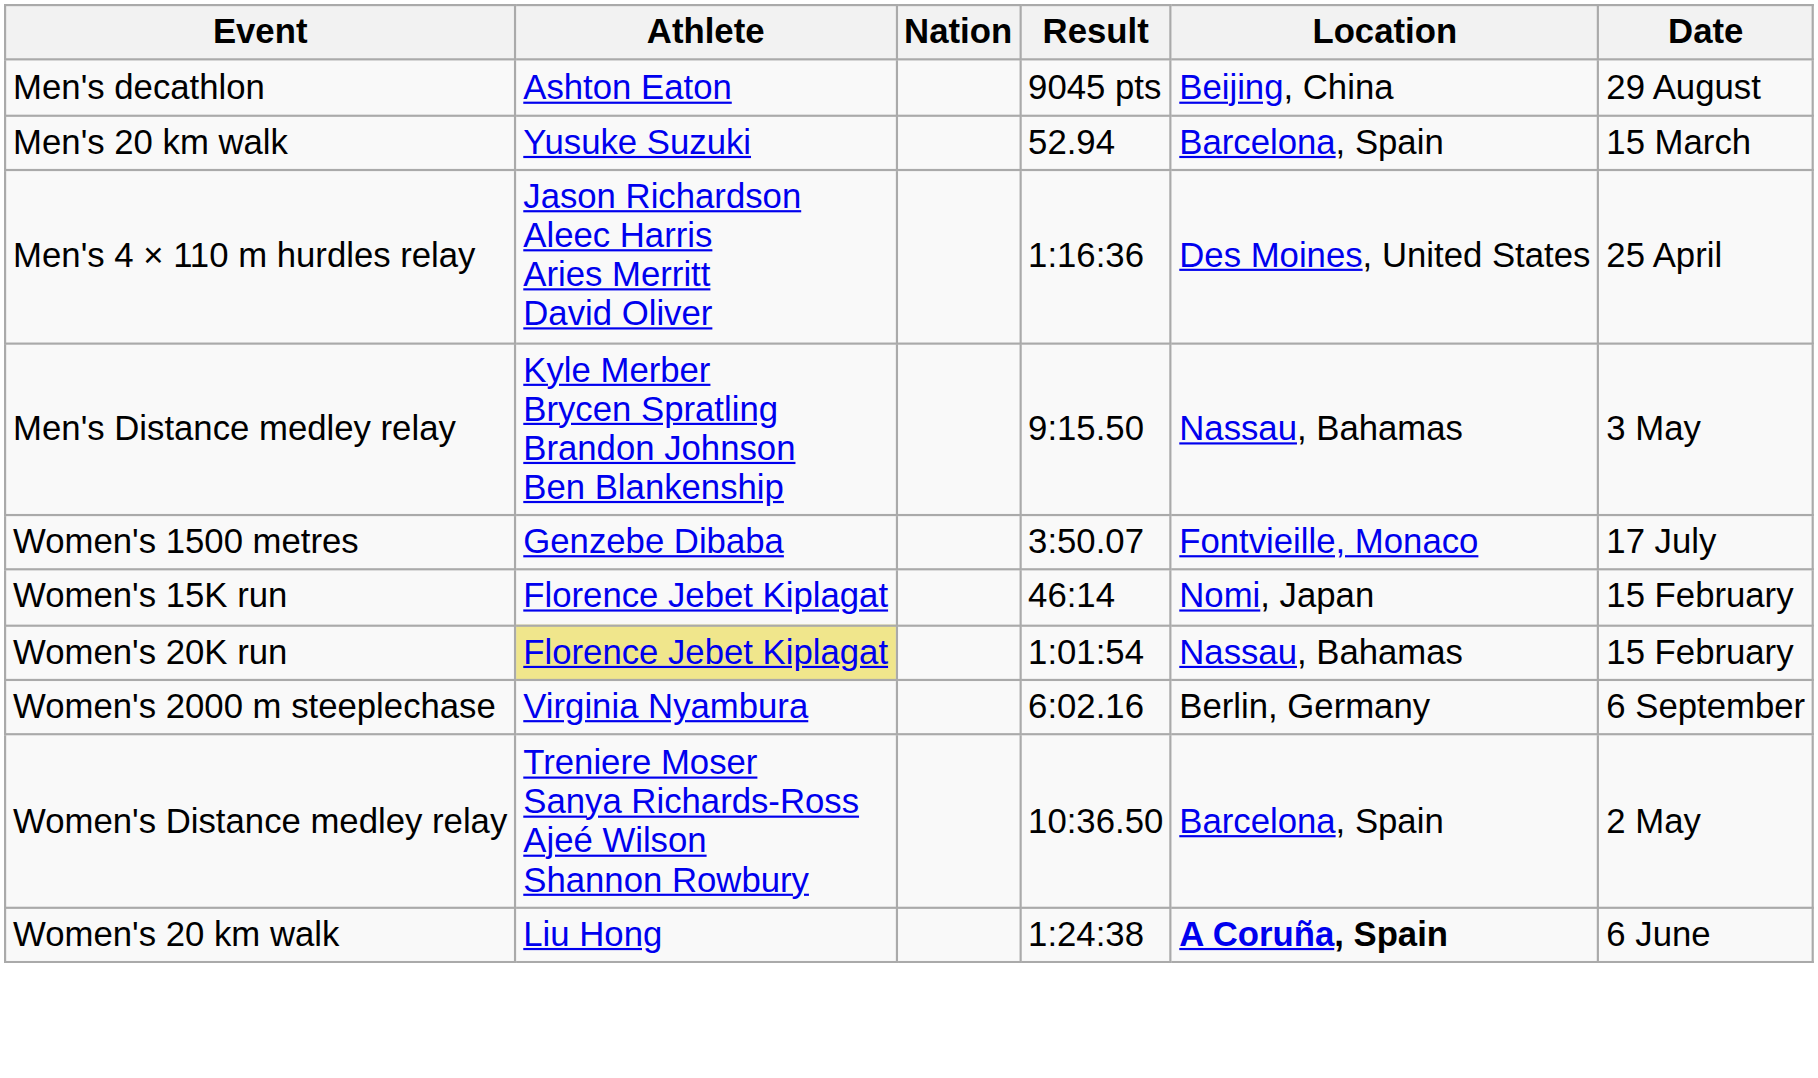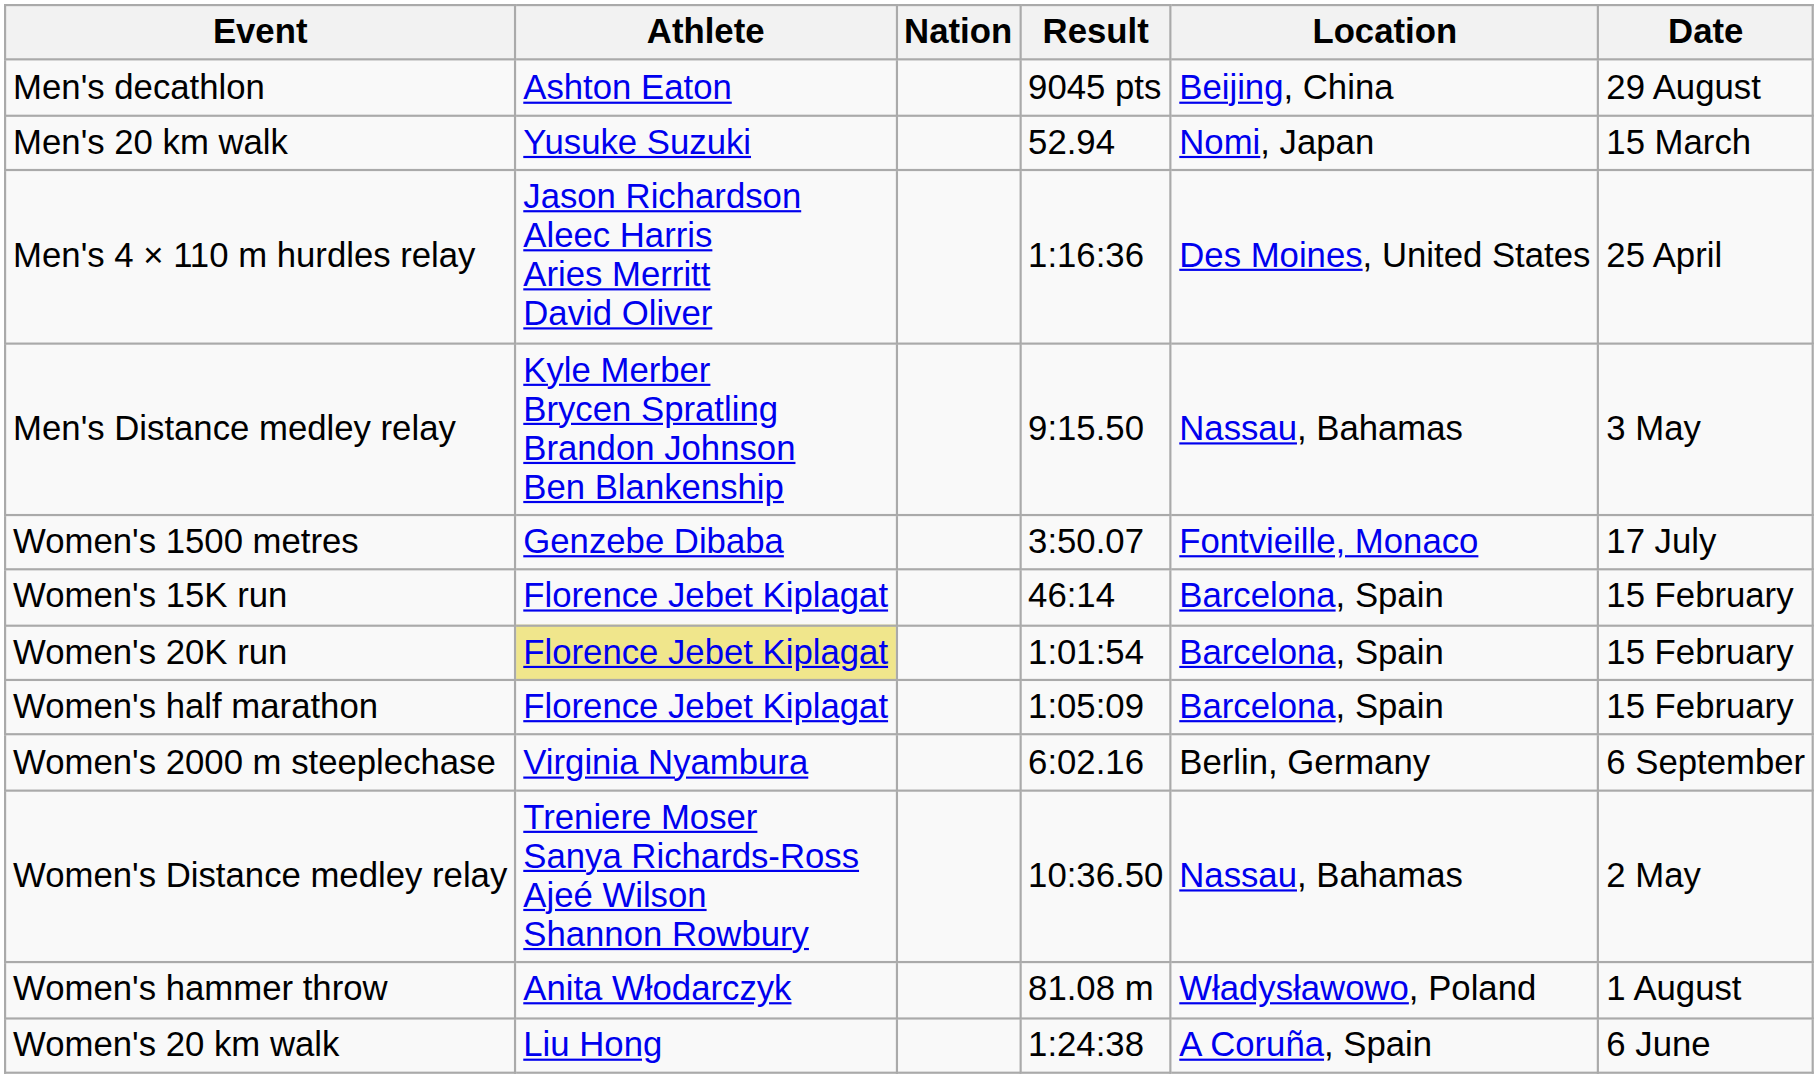(1311, 142) Barcelona, Spain -> (1277, 142) Nomi, Japan
(1277, 596) Nomi, Japan -> (1311, 596) Barcelona, Spain
(1321, 651) Nassau, Bahamas -> (1311, 651) Barcelona, Spain
+ row: (196, 706)
(1311, 820) Barcelona, Spain -> (1321, 875) Nassau, Bahamas
+ row: (200, 989)
(1314, 934) bold -> (1306, 1044) normal
